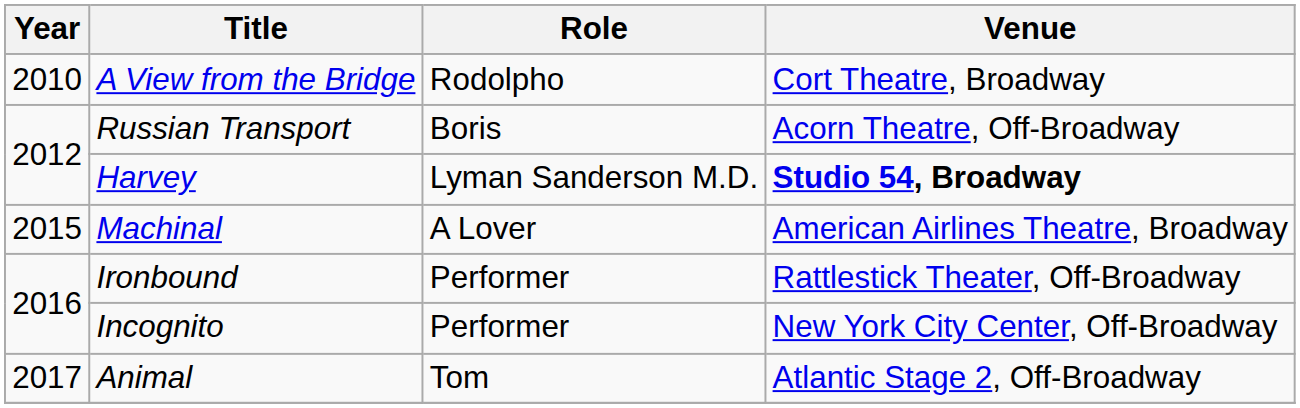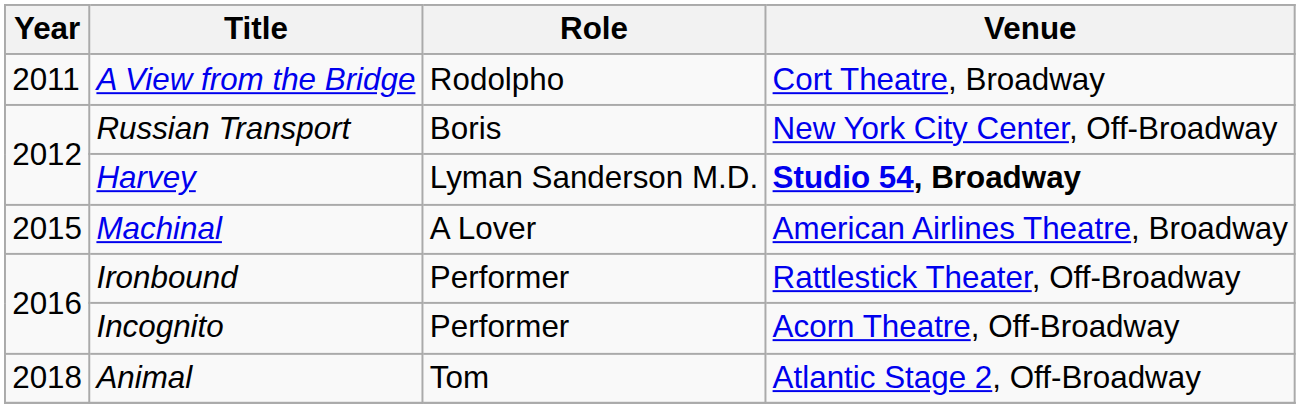(47, 79) 2010 -> (46, 79) 2011
(976, 128) Acorn Theatre, Off-Broadway -> (1025, 128) New York City Center, Off-Broadway
(1025, 327) New York City Center, Off-Broadway -> (976, 327) Acorn Theatre, Off-Broadway
(47, 377) 2017 -> (47, 377) 2018
